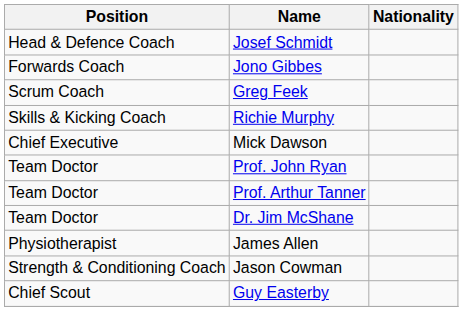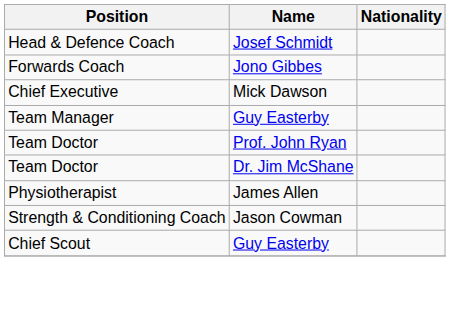- row: (56, 92)
- row: (87, 117)
+ row: (61, 117)
- row: (53, 192)
